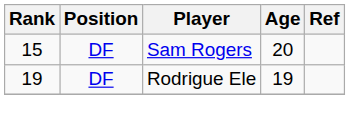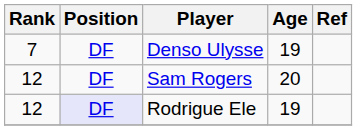+ row: (205, 49)
(32, 49) 15 -> (32, 79) 12
(32, 79) 19 -> (32, 109) 12
(101, 79) no background -> (101, 109) lavender background
